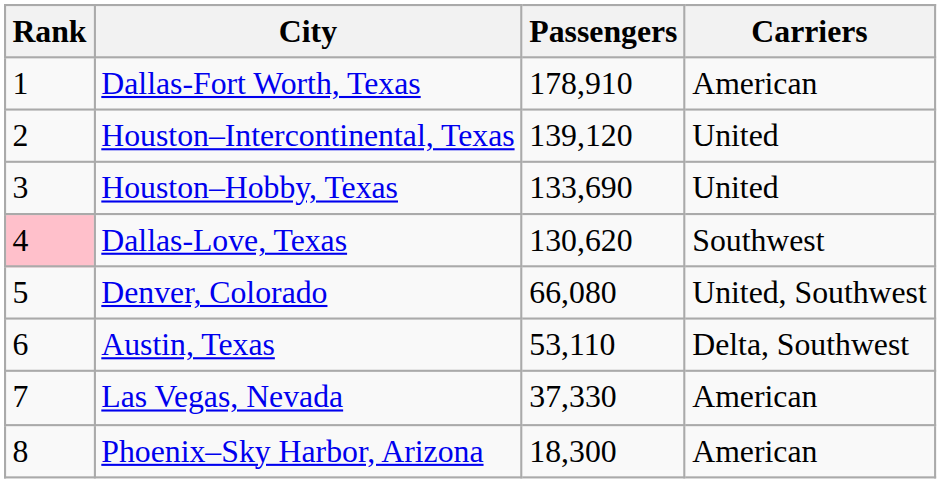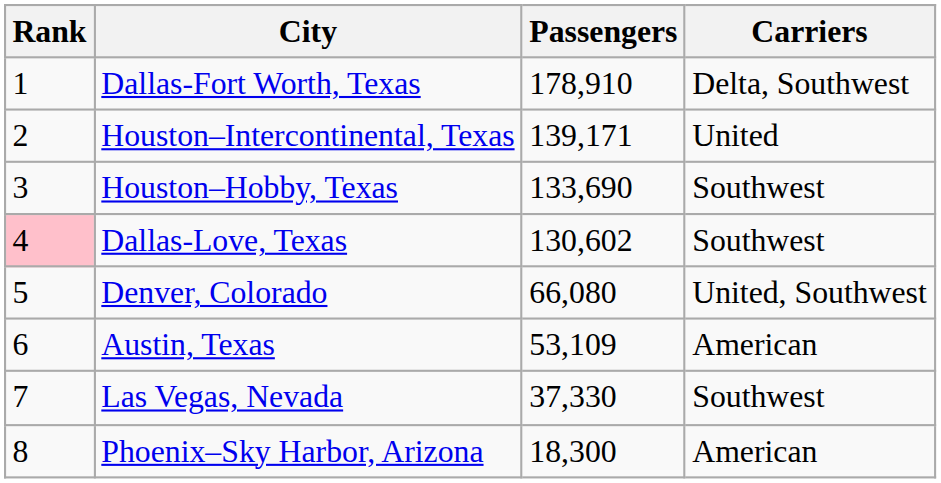(755, 83) American -> (801, 83) Delta, Southwest
(581, 135) 139,120 -> (581, 135) 139,171
(735, 188) United -> (758, 188) Southwest
(581, 240) 130,620 -> (581, 240) 130,602
(572, 345) 53,110 -> (573, 345) 53,109
(801, 345) Delta, Southwest -> (755, 345) American
(755, 397) American -> (758, 397) Southwest
